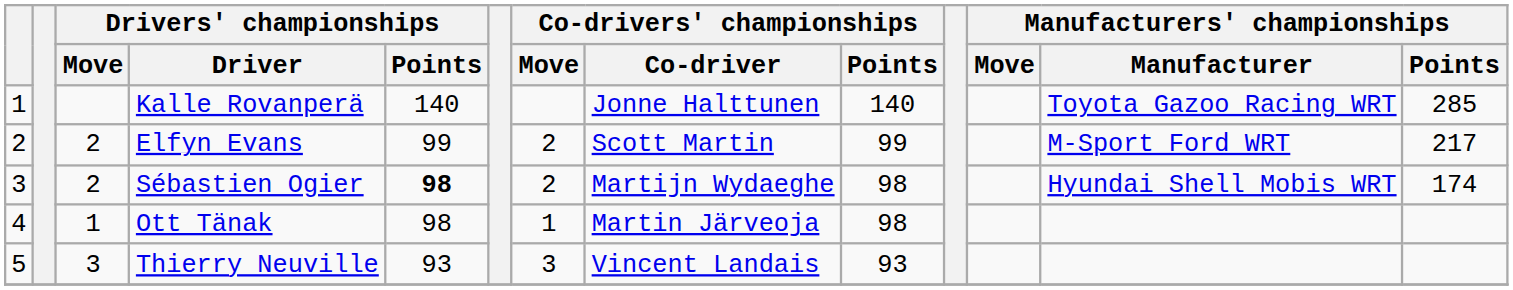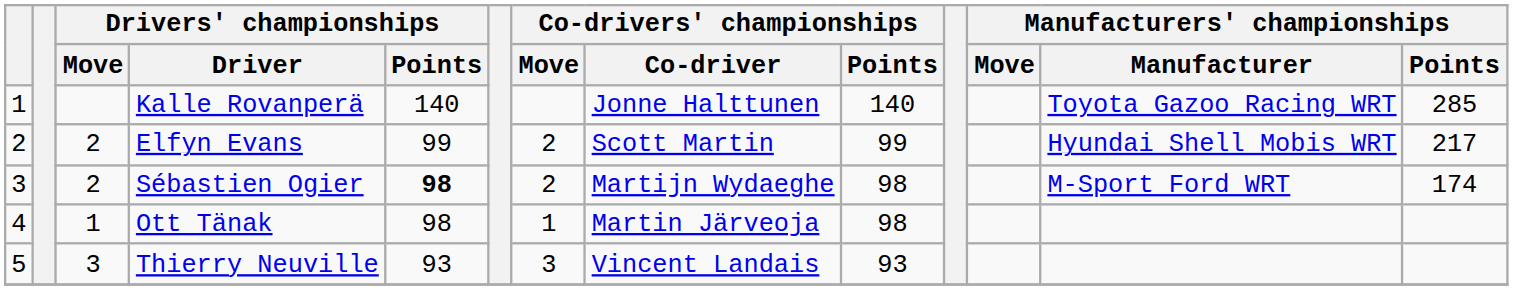(1169, 145) M-Sport Ford WRT -> (1222, 145) Hyundai Shell Mobis WRT
(1222, 185) Hyundai Shell Mobis WRT -> (1169, 185) M-Sport Ford WRT
